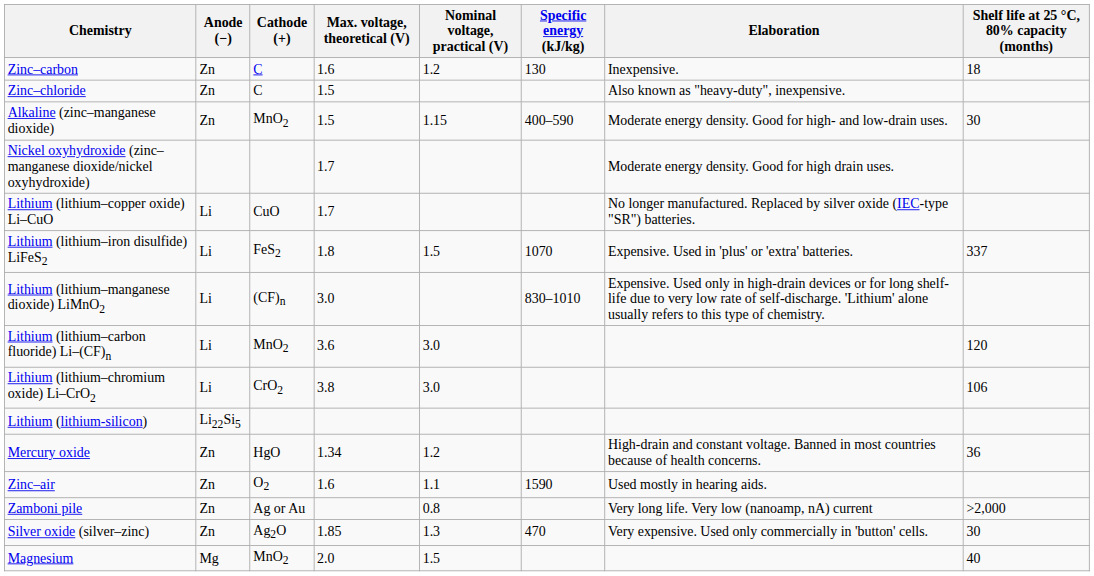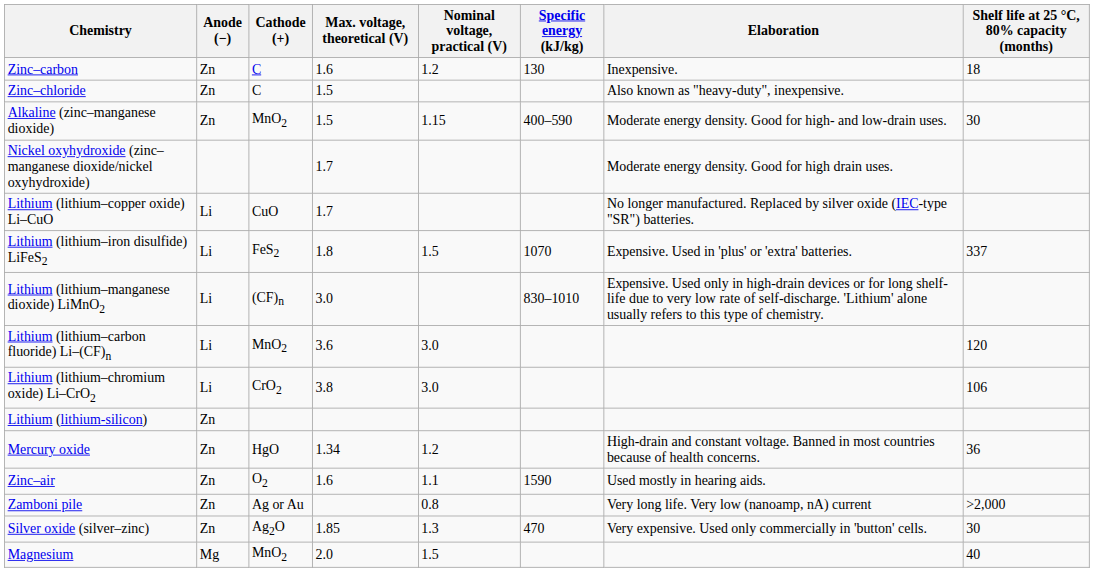(220, 421) Li22Si5 -> (207, 419) Zn
